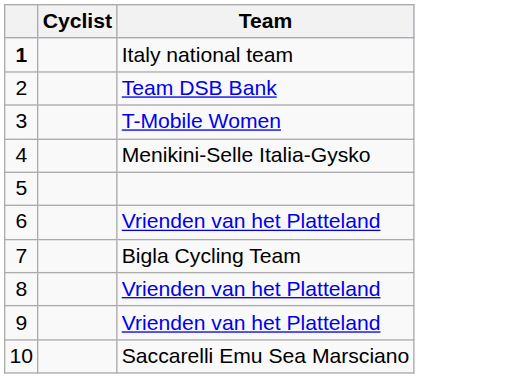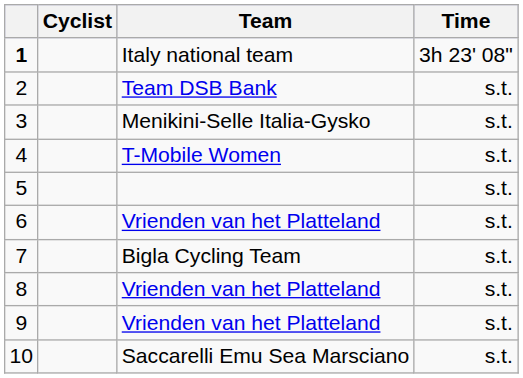+ column: (466, 21)
(201, 121) T-Mobile Women -> (246, 121) Menikini-Selle Italia-Gysko
(246, 155) Menikini-Selle Italia-Gysko -> (201, 155) T-Mobile Women
